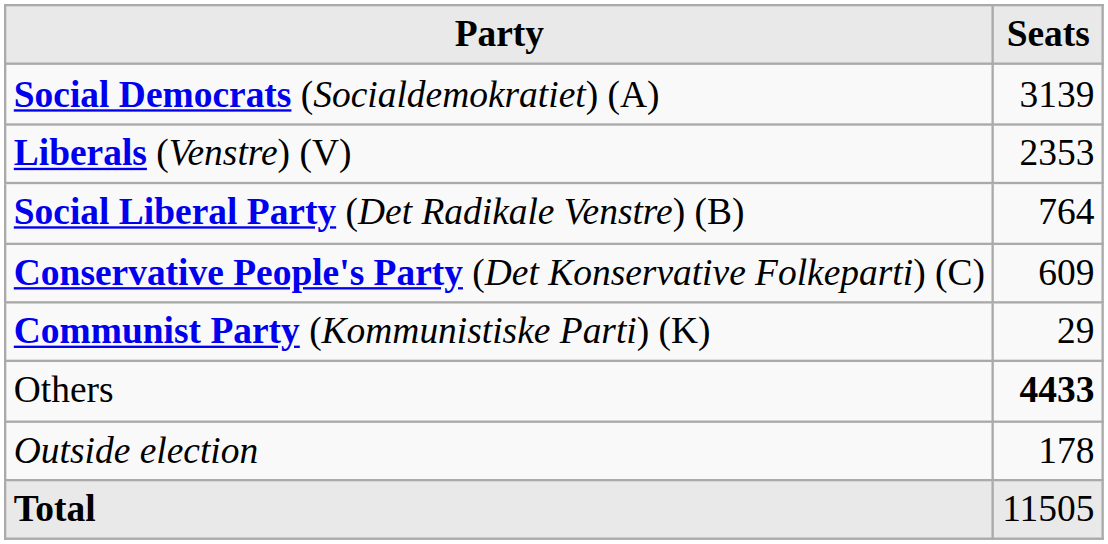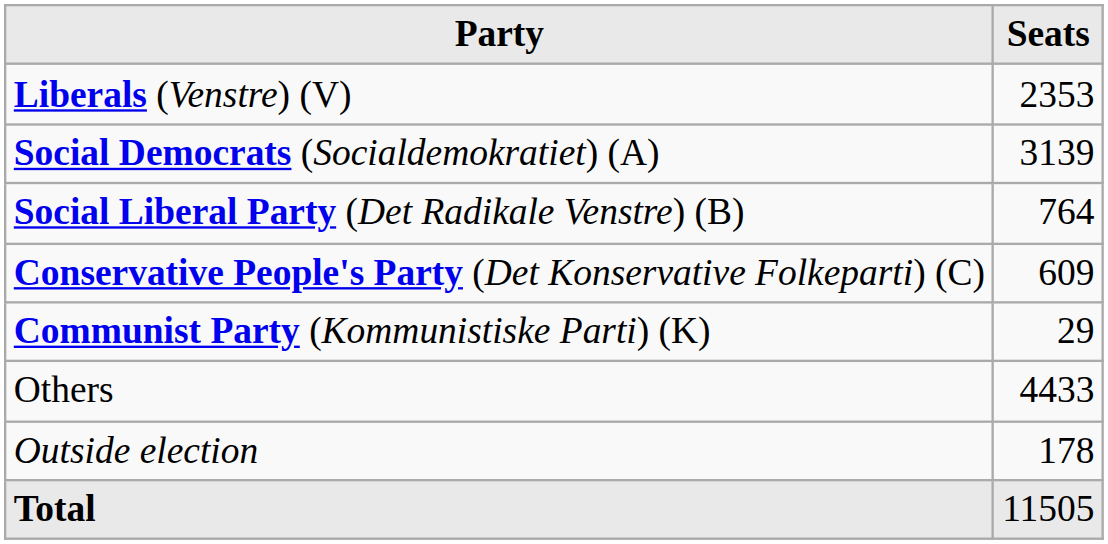rows swapped: (337, 93) <-> (183, 152)
(1057, 390) bold -> (1057, 390) normal
